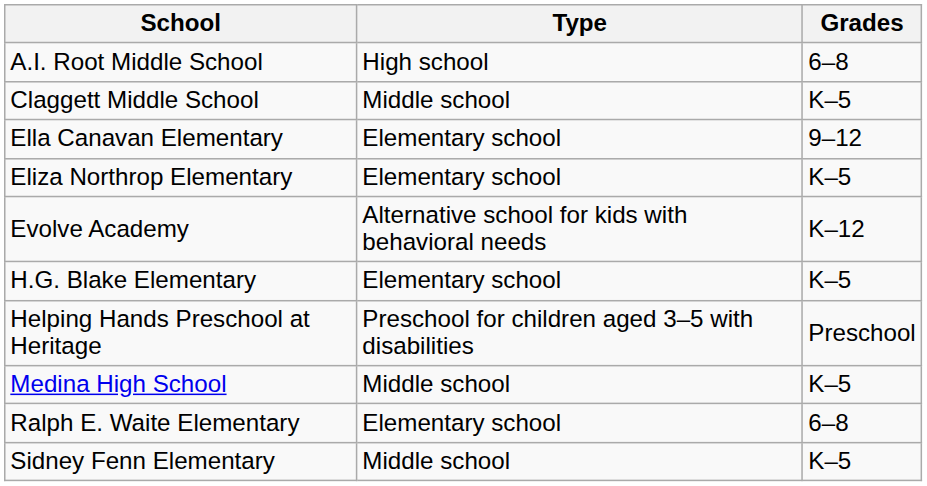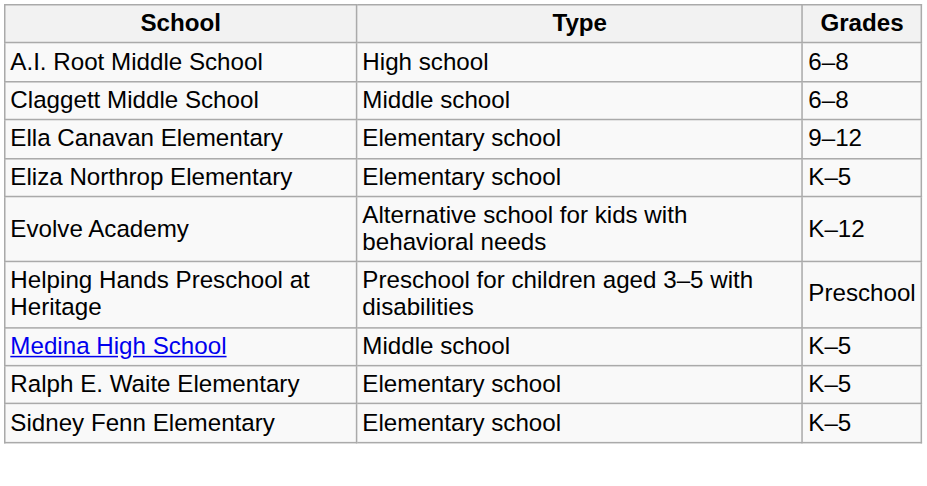(830, 100) K–5 -> (828, 100) 6–8
- row: (133, 280)
(828, 422) 6–8 -> (830, 384) K–5
(436, 461) Middle school -> (462, 422) Elementary school
